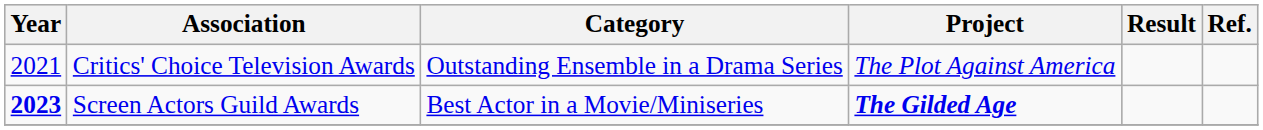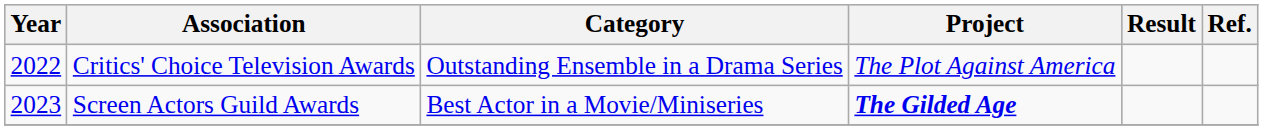(36, 64) 2021 -> (36, 64) 2022
(36, 104) bold -> (36, 104) normal
